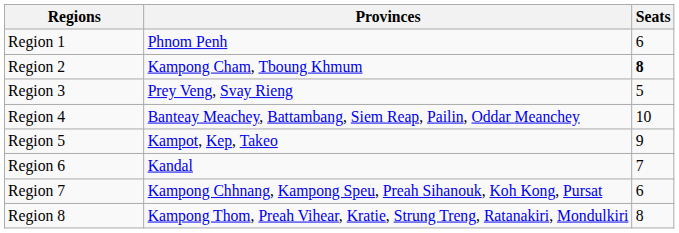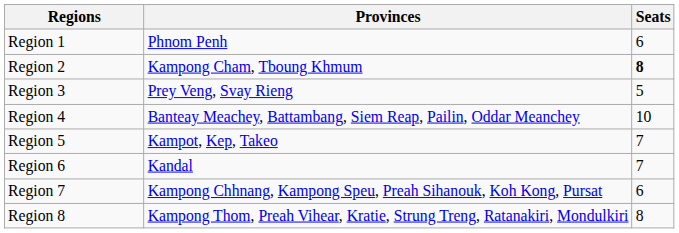(640, 141) 9 -> (640, 141) 7
